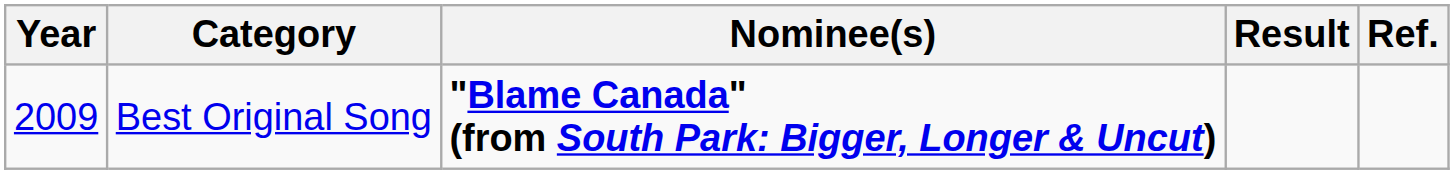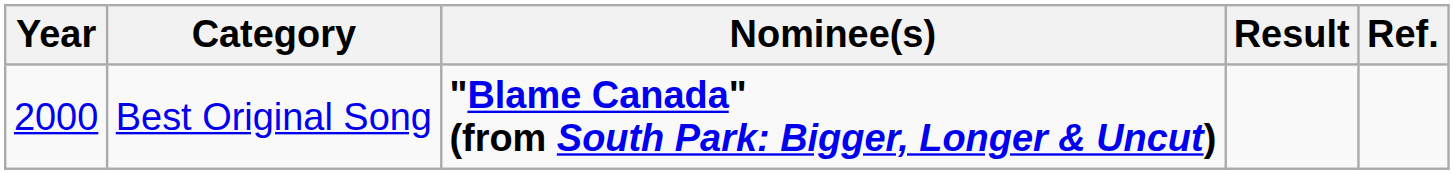(56, 116) 2009 -> (56, 116) 2000
